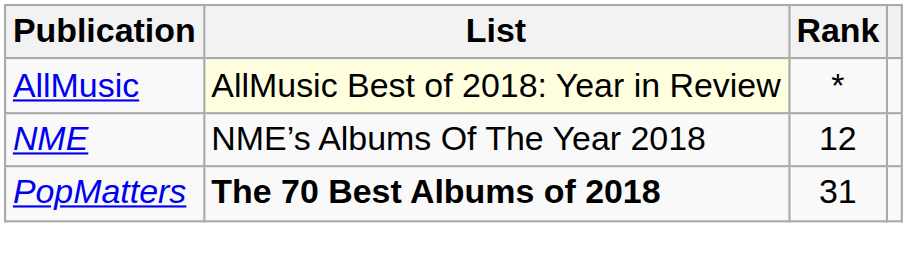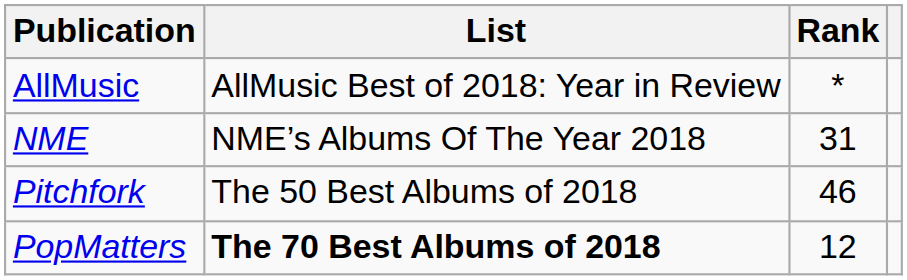(496, 85) lightyellow background -> (496, 85) no background
(838, 138) 12 -> (838, 138) 31
+ row: (79, 192)
(838, 192) 31 -> (838, 246) 12
